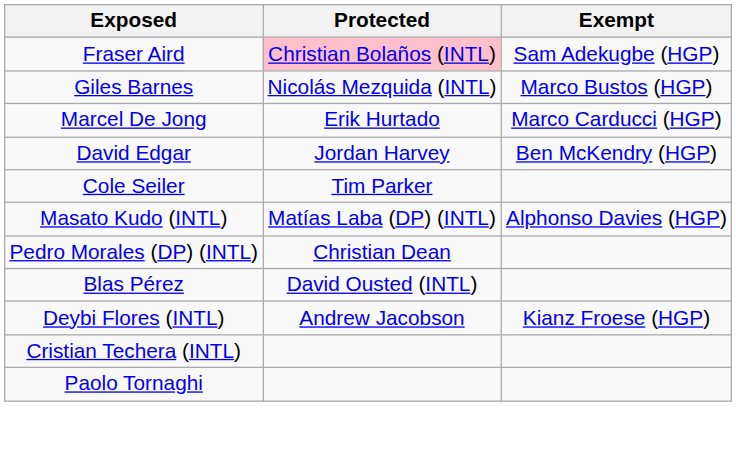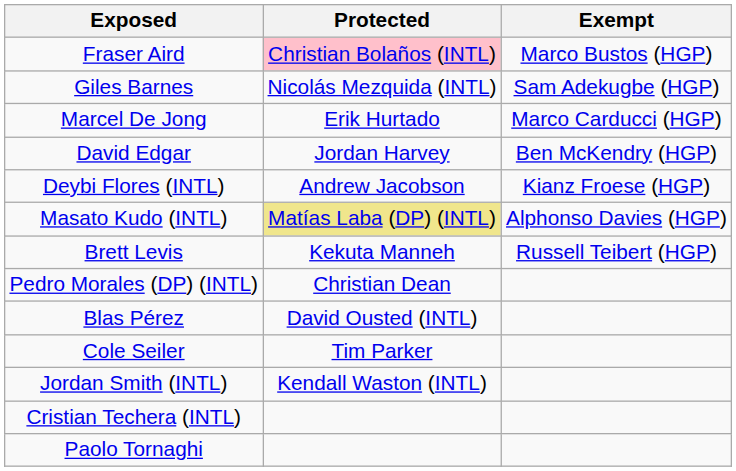(616, 53) Sam Adekugbe (HGP) -> (616, 53) Marco Bustos (HGP)
(616, 86) Marco Bustos (HGP) -> (616, 86) Sam Adekugbe (HGP)
rows swapped: (134, 317) <-> (134, 185)
(382, 218) no background -> (382, 218) khaki background
+ row: (134, 251)
+ row: (134, 383)
